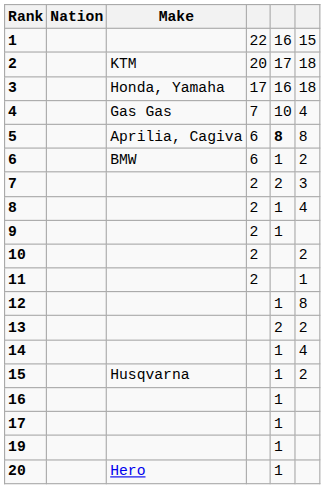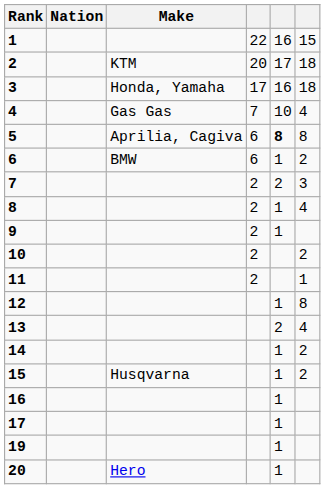(303, 328) 2 -> (303, 328) 4
(303, 352) 4 -> (303, 352) 2
